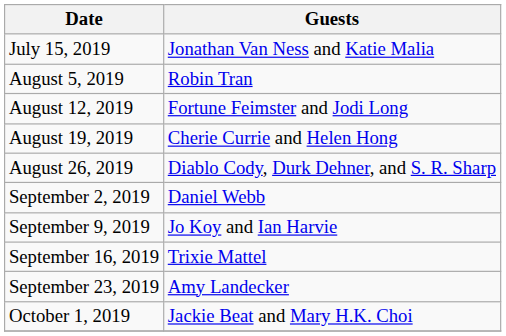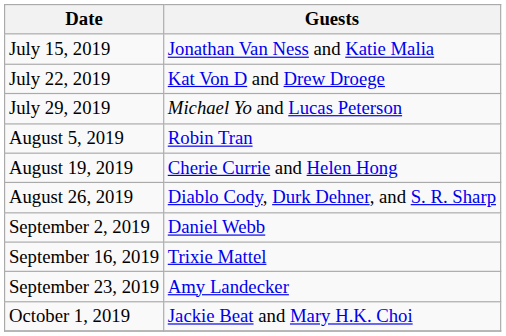+ row: (60, 78)
+ row: (60, 108)
- row: (71, 108)
- row: (79, 227)
